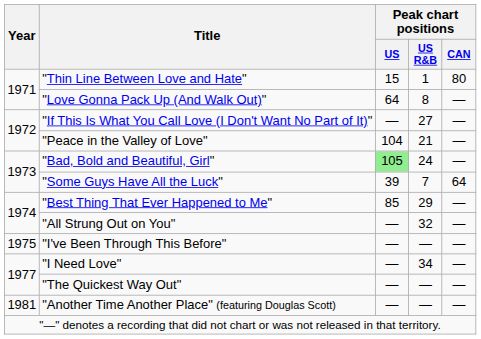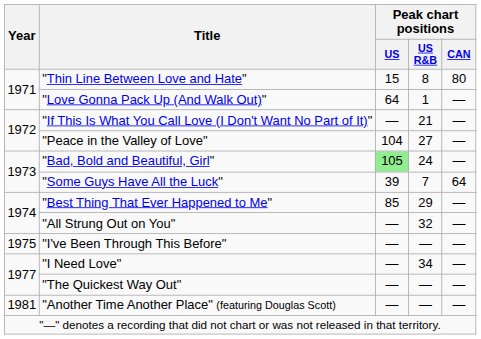(425, 79) 1 -> (425, 79) 8
(425, 99) 8 -> (425, 99) 1
(425, 120) 27 -> (425, 120) 21
(425, 140) 21 -> (425, 140) 27
